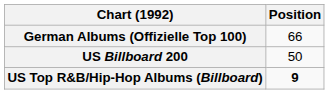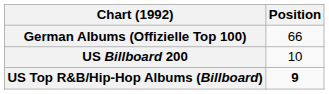(295, 57) 50 -> (295, 57) 10
